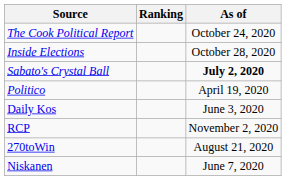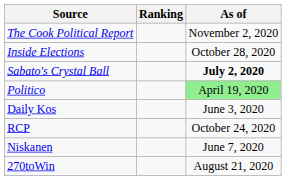(233, 33) October 24, 2020 -> (233, 33) November 2, 2020
(233, 90) no background -> (233, 90) lightgreen background
(233, 128) November 2, 2020 -> (233, 128) October 24, 2020
rows swapped: (30, 166) <-> (31, 147)
